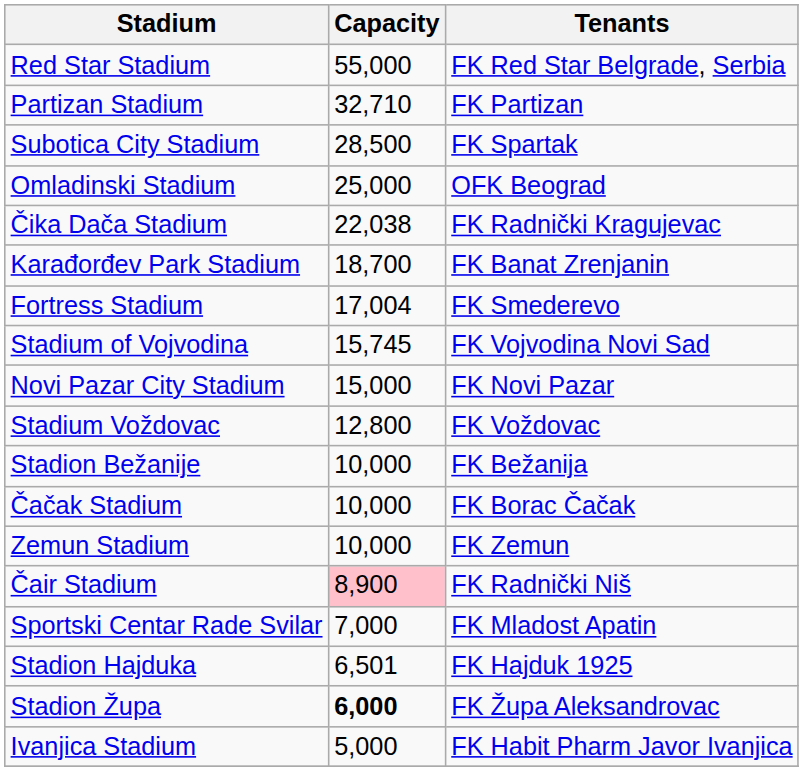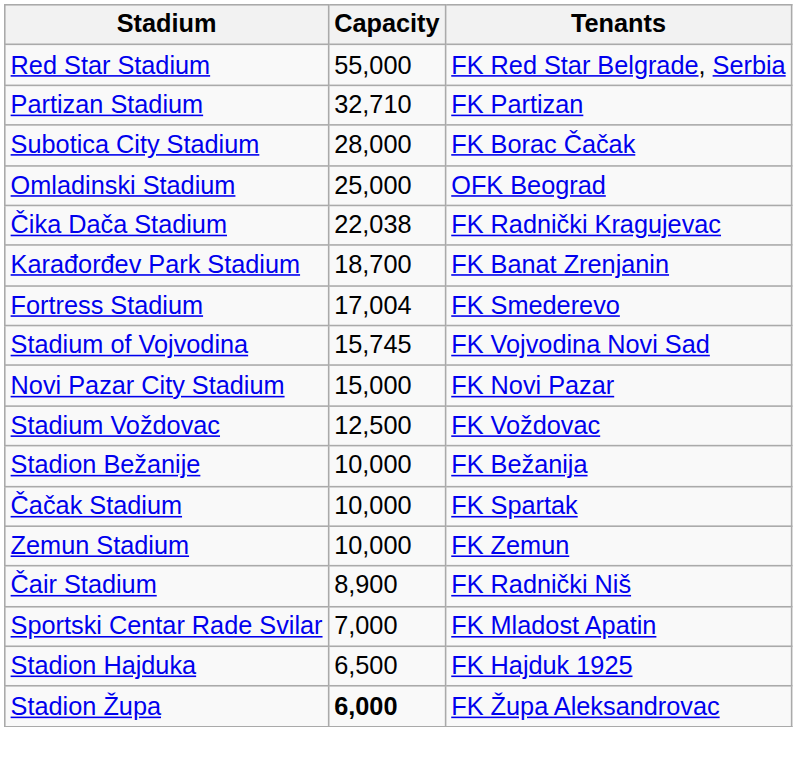(373, 144) 28,500 -> (373, 144) 28,000
(514, 144) FK Spartak -> (543, 144) FK Borac Čačak
(373, 425) 12,800 -> (373, 425) 12,500
(543, 505) FK Borac Čačak -> (514, 505) FK Spartak
(366, 585) pink background -> (366, 585) no background
(366, 666) 6,501 -> (366, 666) 6,500
- row: (103, 746)
